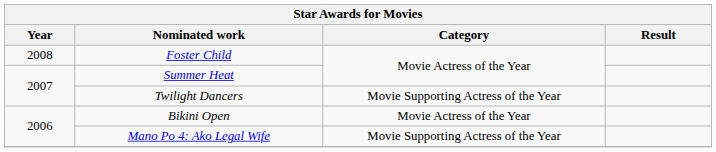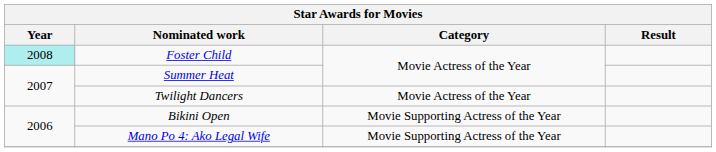(40, 55) no background -> (40, 55) paleturquoise background
(464, 95) Movie Supporting Actress of the Year -> (464, 95) Movie Actress of the Year
(464, 116) Movie Actress of the Year -> (464, 116) Movie Supporting Actress of the Year
